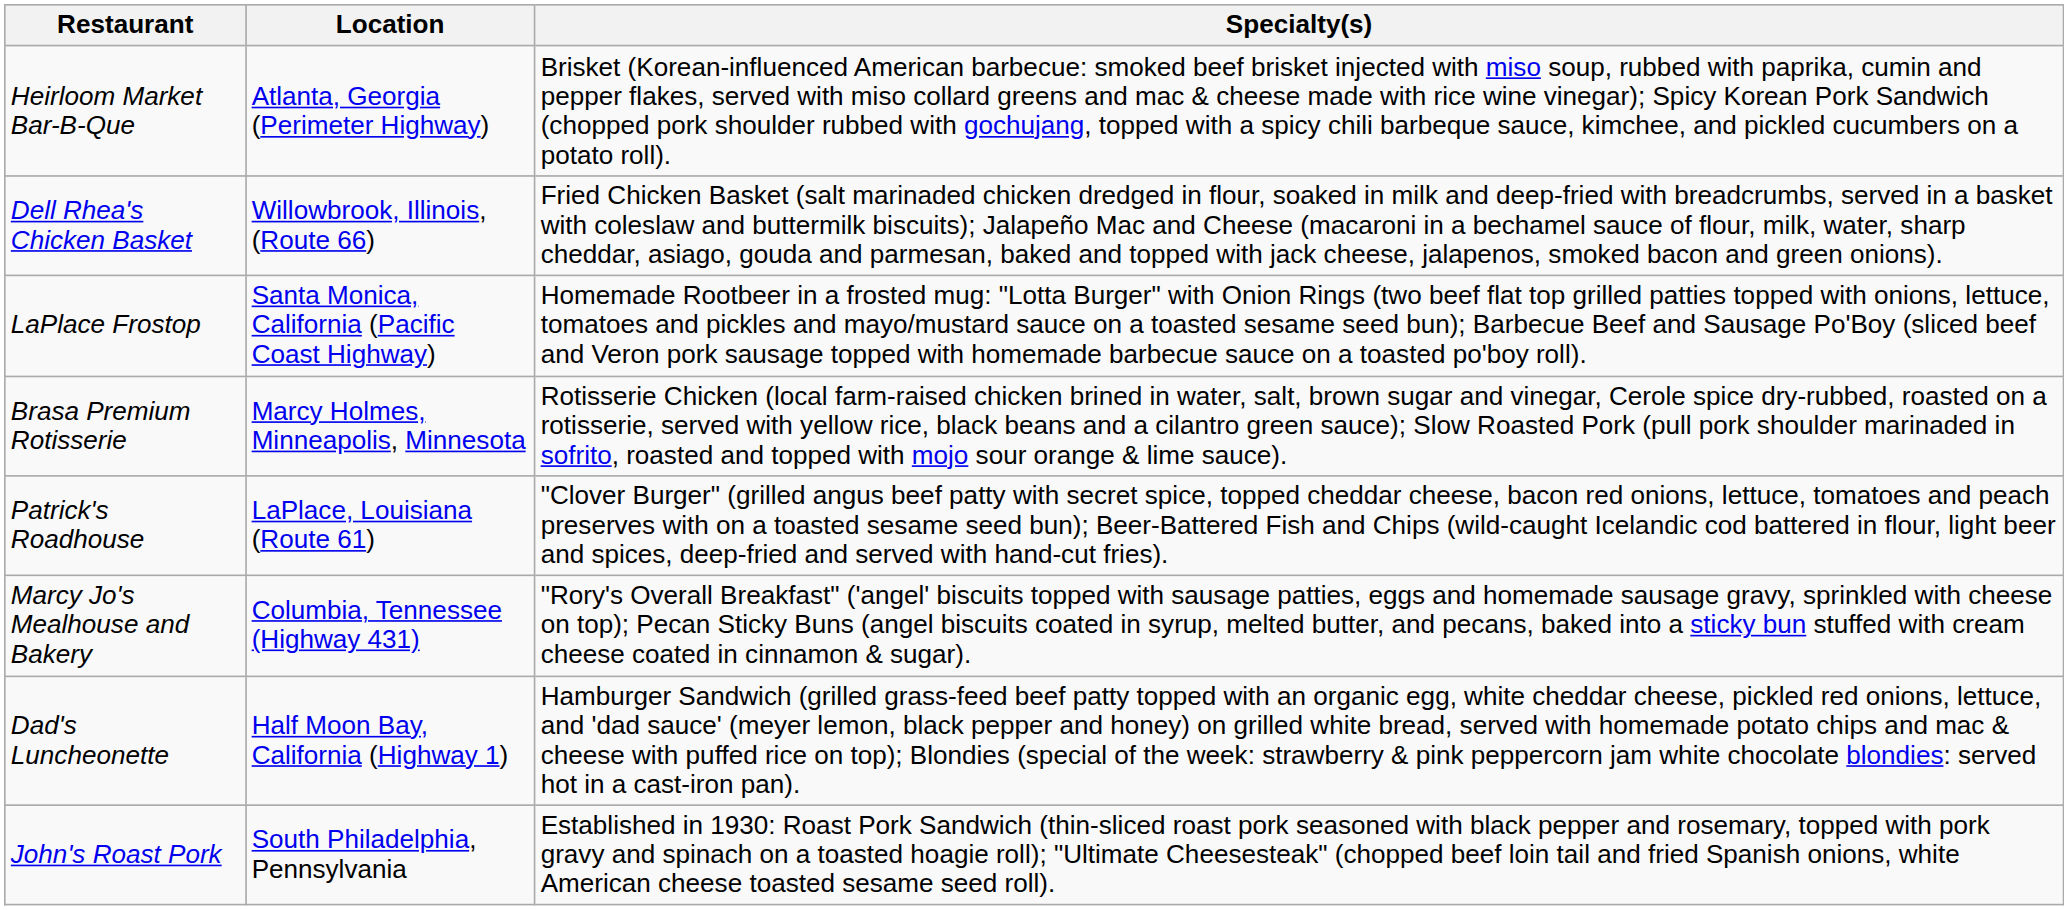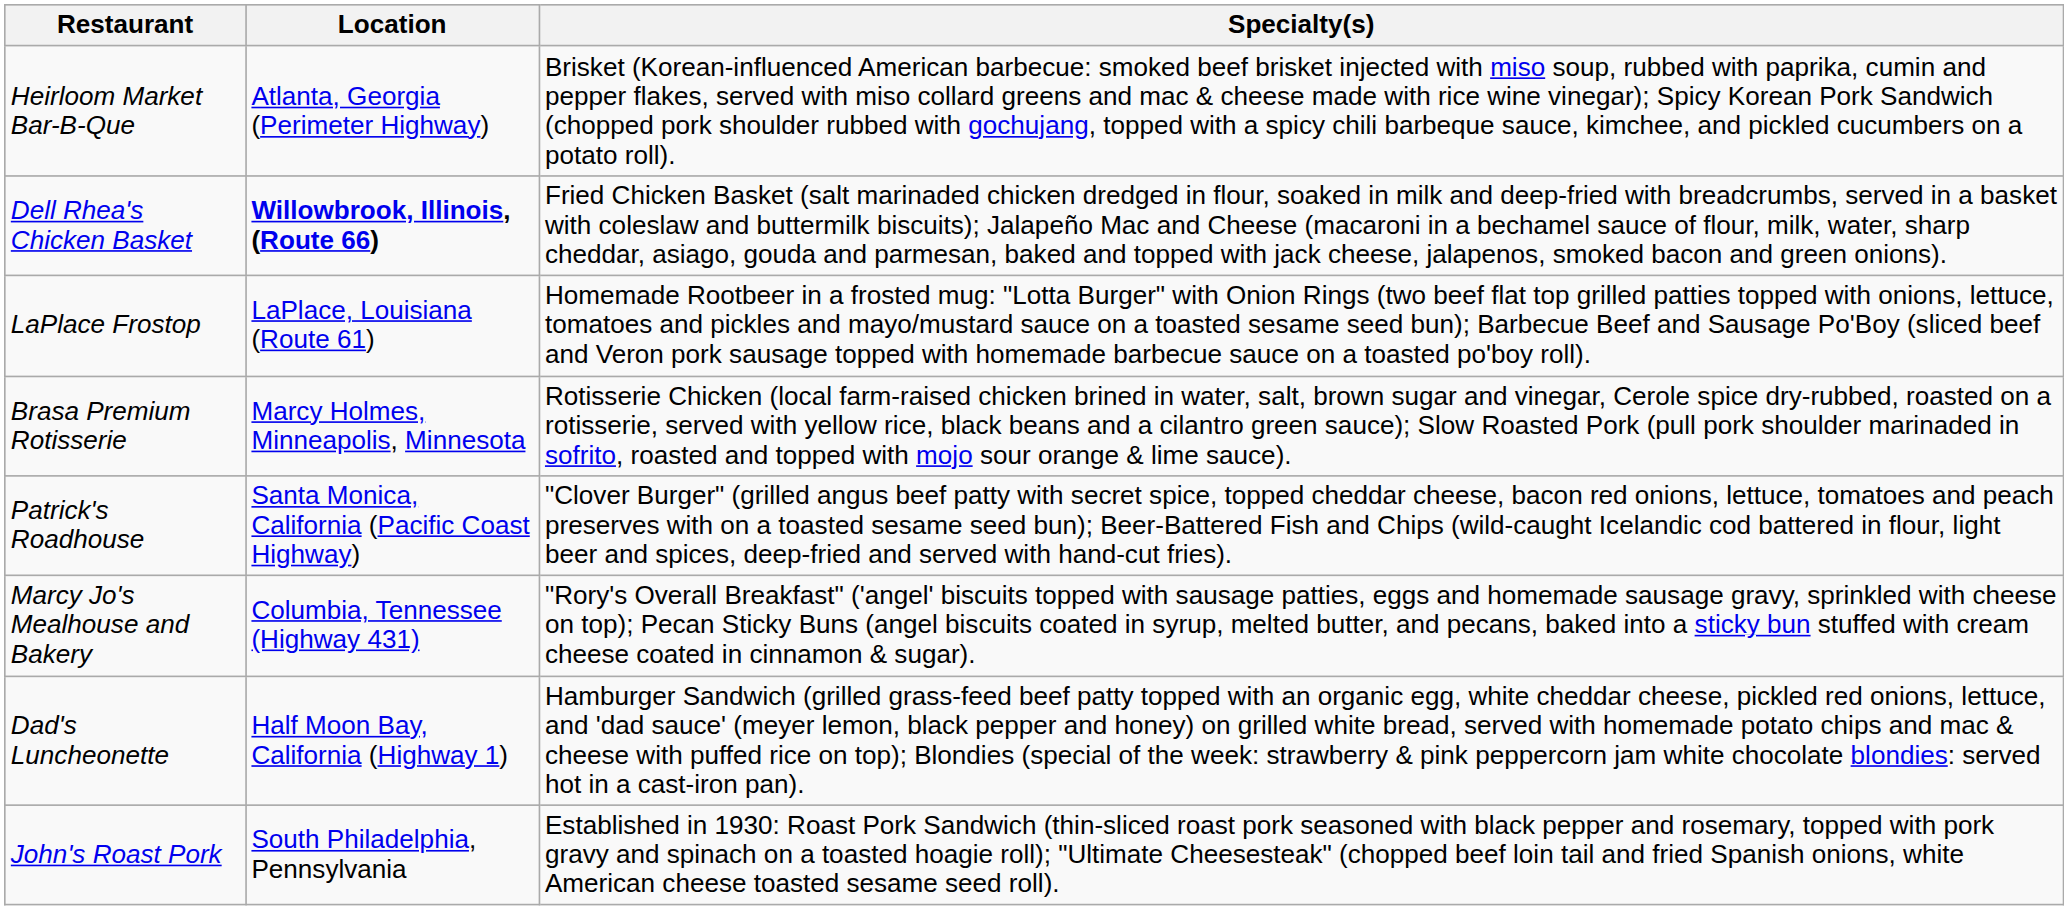(369, 225) normal -> (381, 225) bold
(353, 325) Santa Monica, California (Pacific Coast Highway) -> (362, 325) LaPlace, Louisiana (Route 61)
(362, 525) LaPlace, Louisiana (Route 61) -> (391, 525) Santa Monica, California (Pacific Coast Highway)
